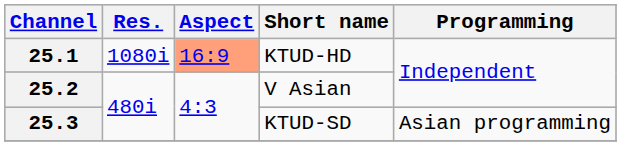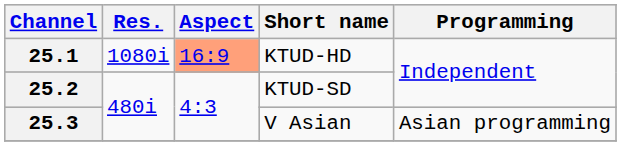(308, 90) V Asian -> (308, 90) KTUD-SD
(308, 123) KTUD-SD -> (308, 123) V Asian
